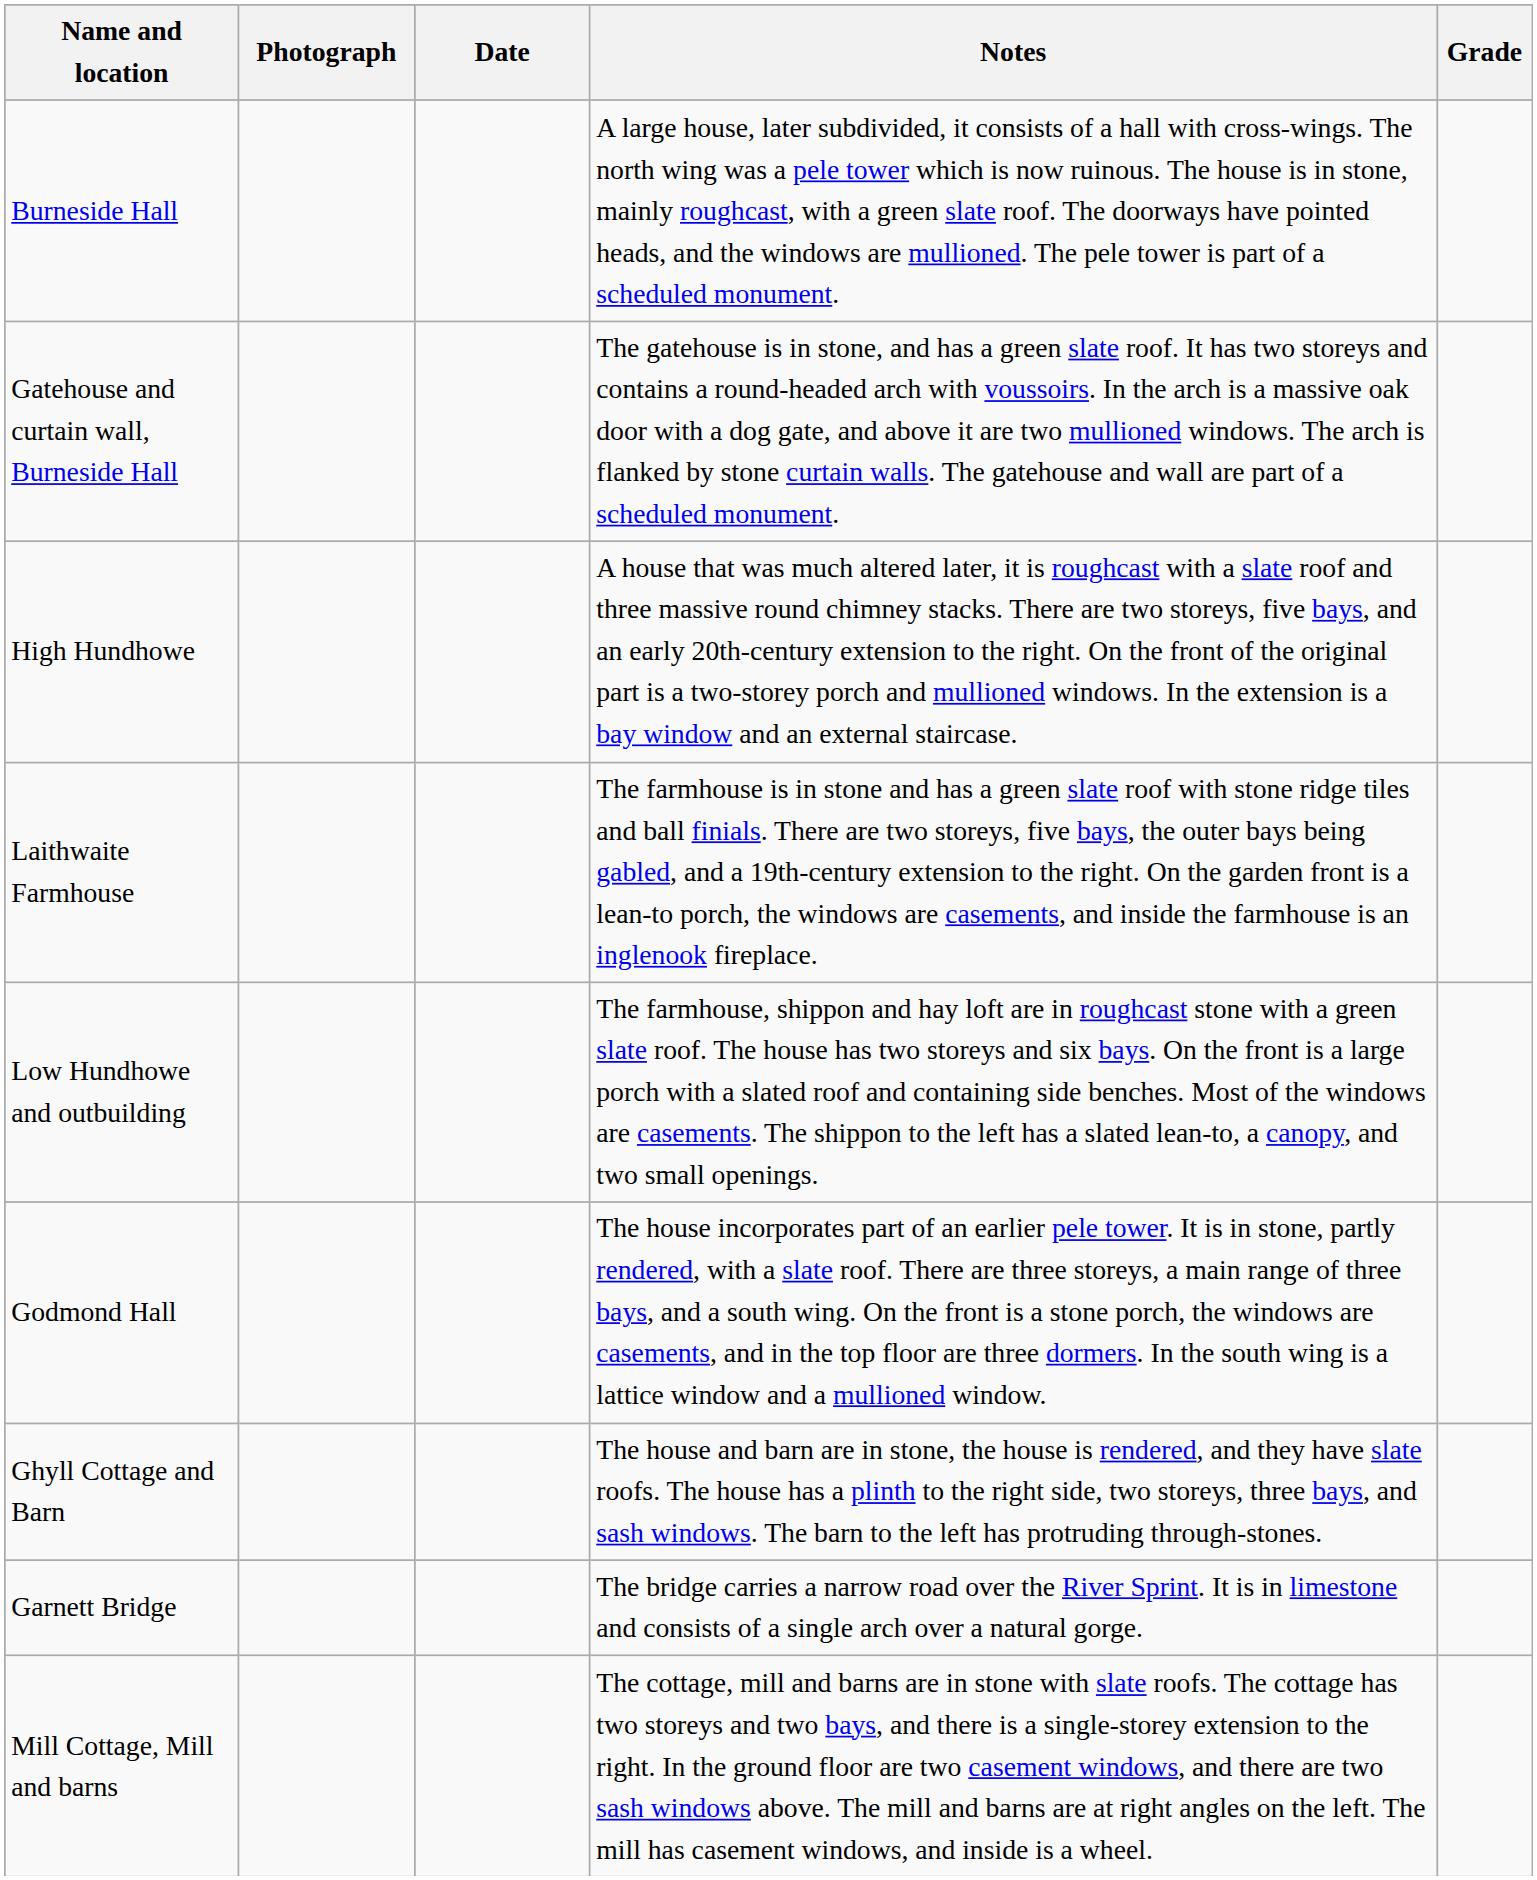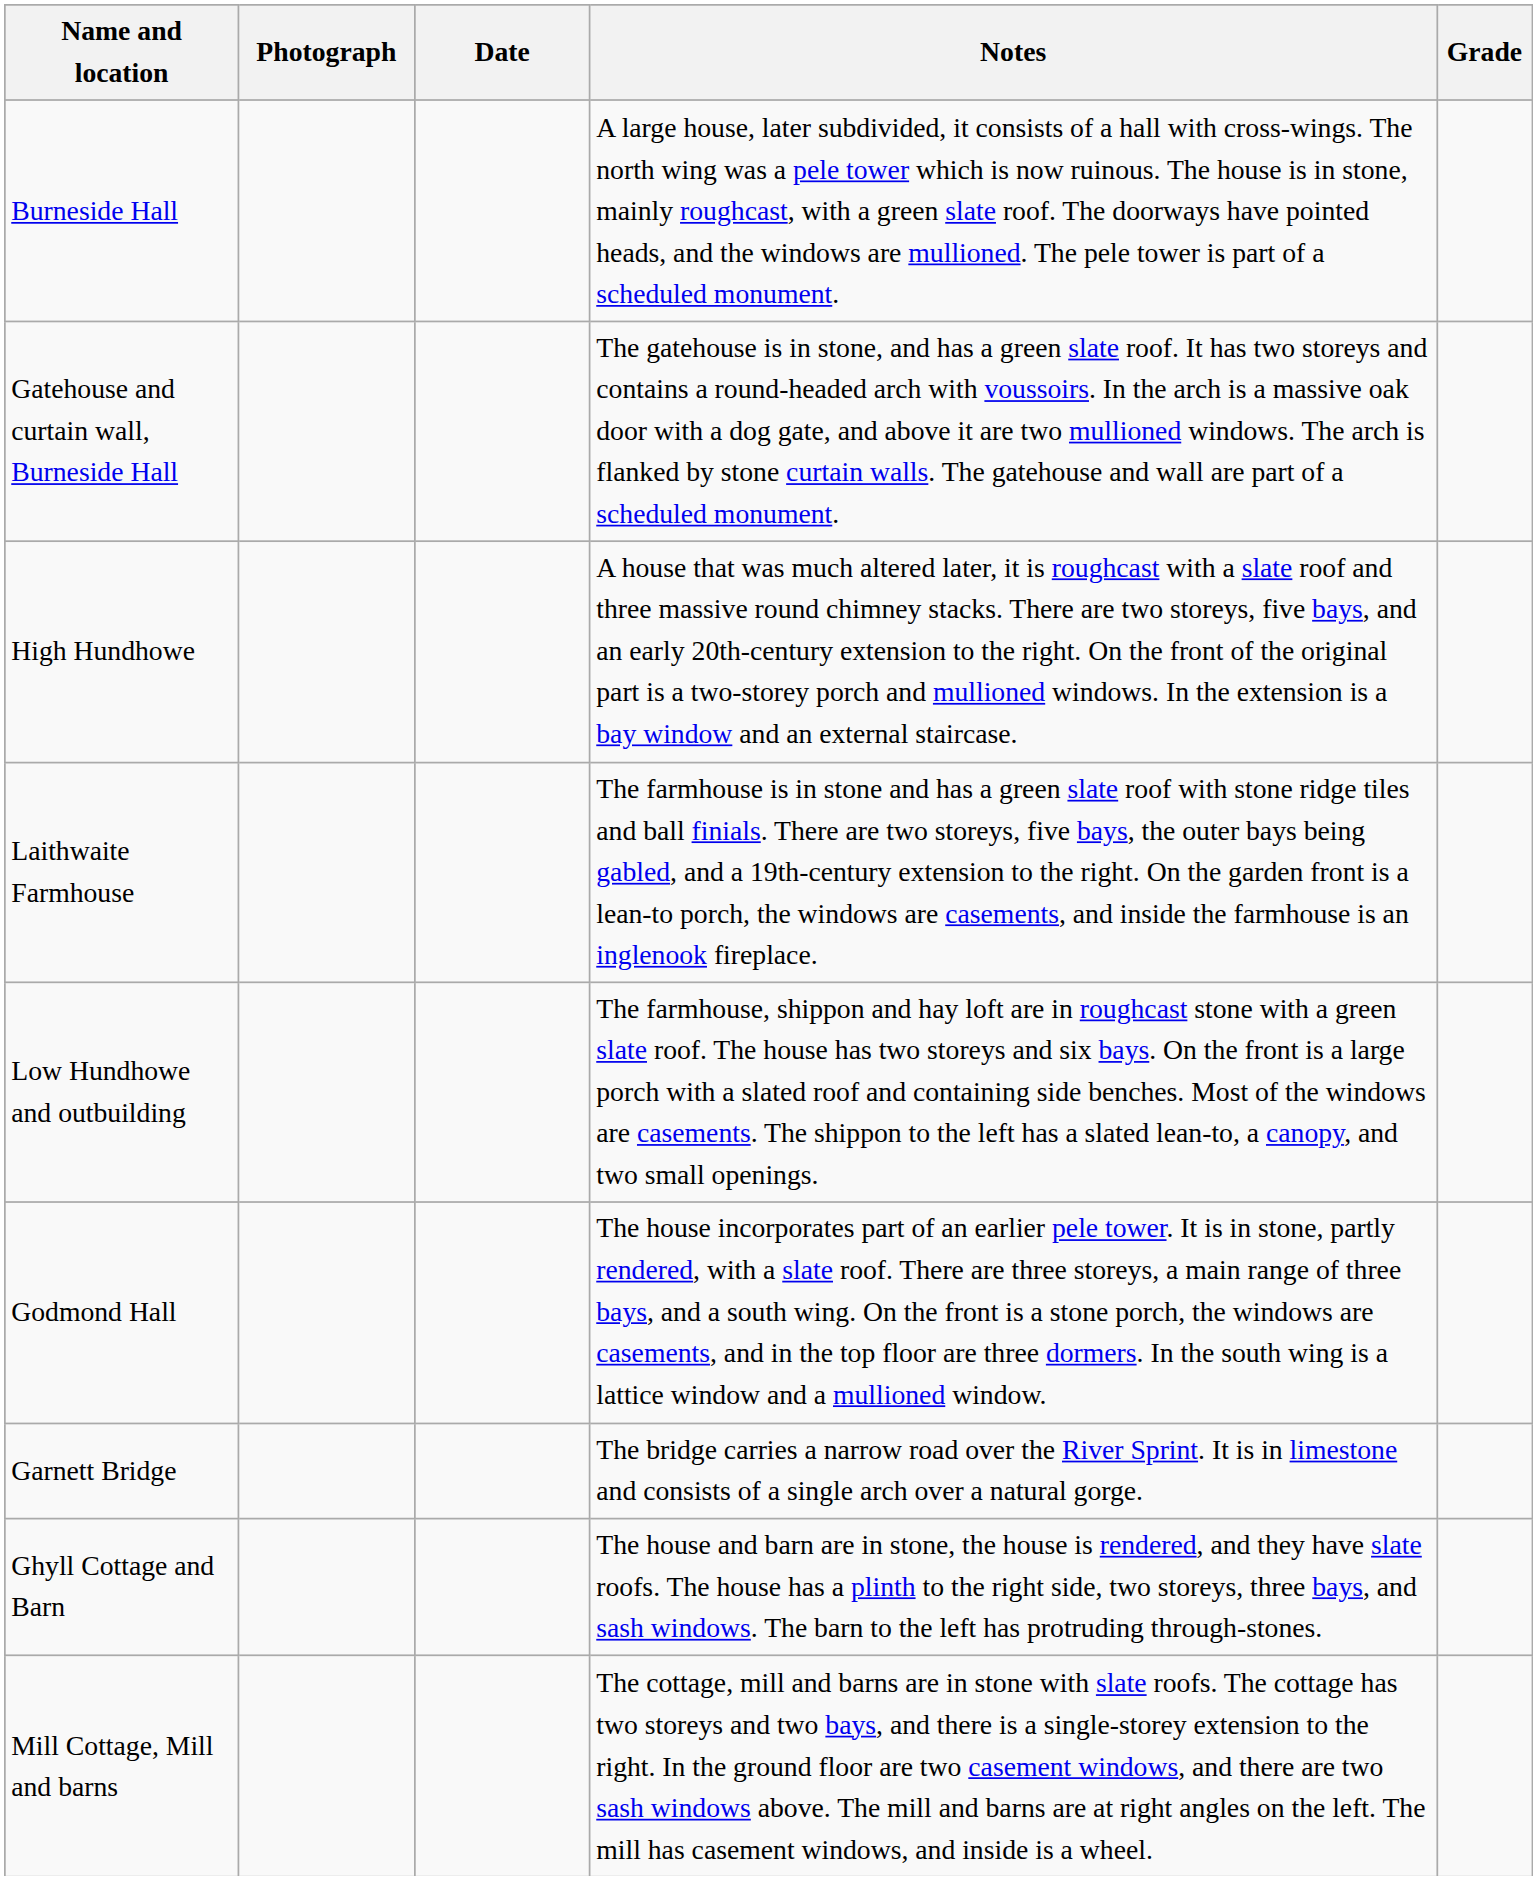rows swapped: (113, 1491) <-> (94, 1607)
